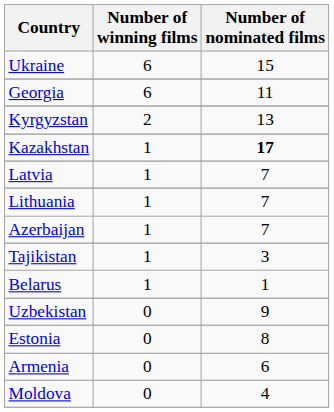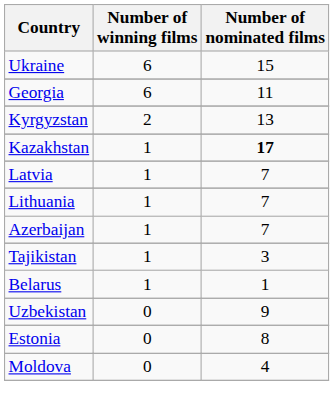- row: (39, 366)
